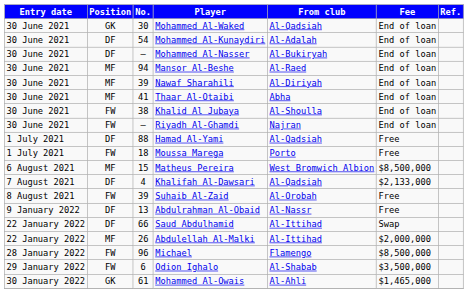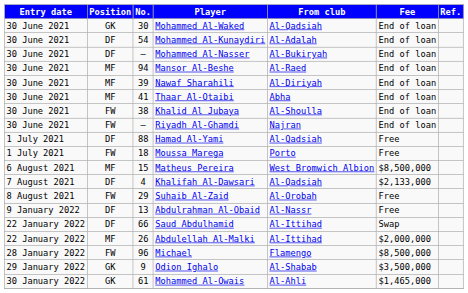(143, 196) 39 -> (143, 196) 29
(110, 267) FW -> (110, 267) GK
(143, 267) 6 -> (143, 267) 9
